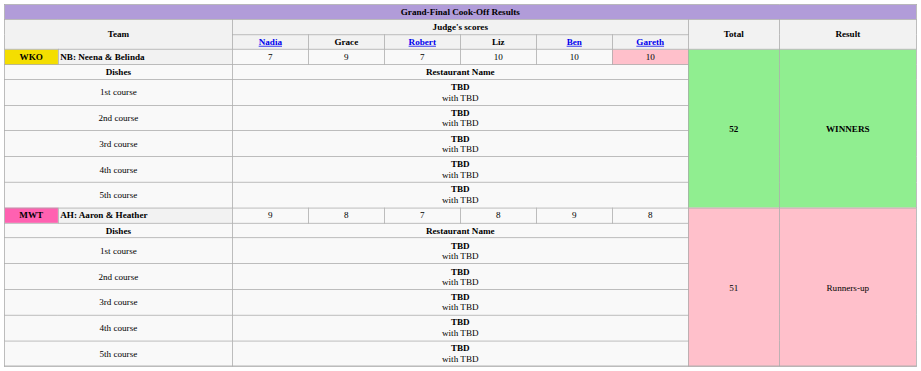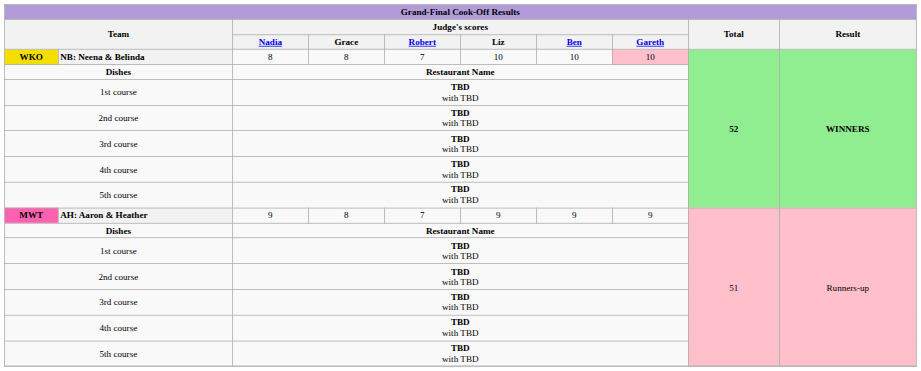(270, 57) 7 -> (270, 57) 8
(346, 57) 9 -> (346, 57) 8
(498, 215) 8 -> (498, 215) 9
(650, 215) 8 -> (650, 215) 9
